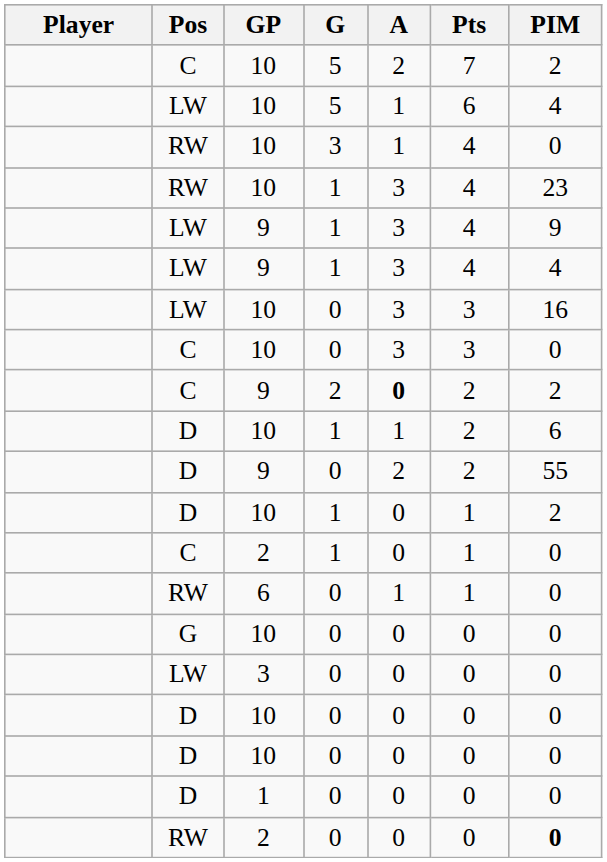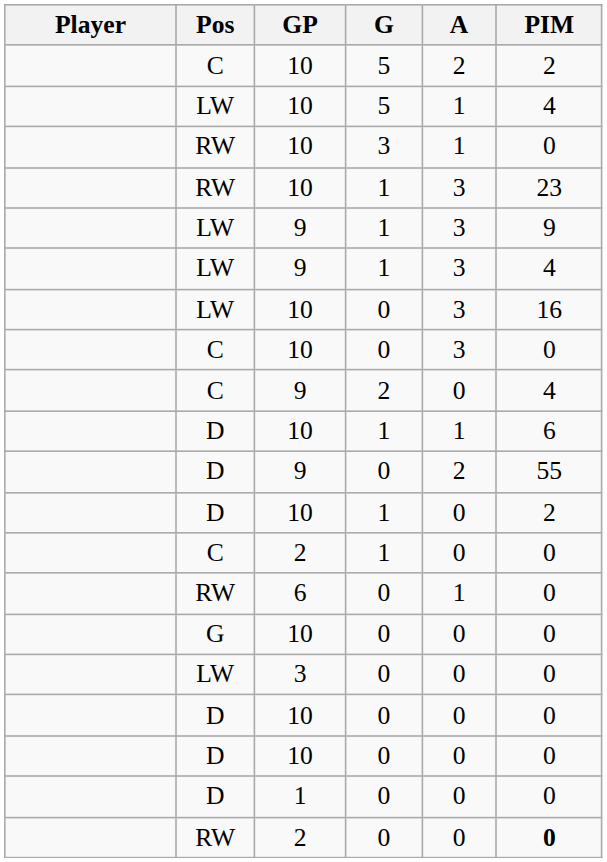- column: (469, 24)
(399, 390) bold -> (459, 390) normal
(555, 390) 2 -> (549, 390) 4
